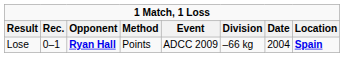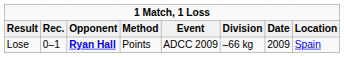(279, 45) 2004 -> (279, 45) 2009
(309, 45) bold -> (308, 45) normal
